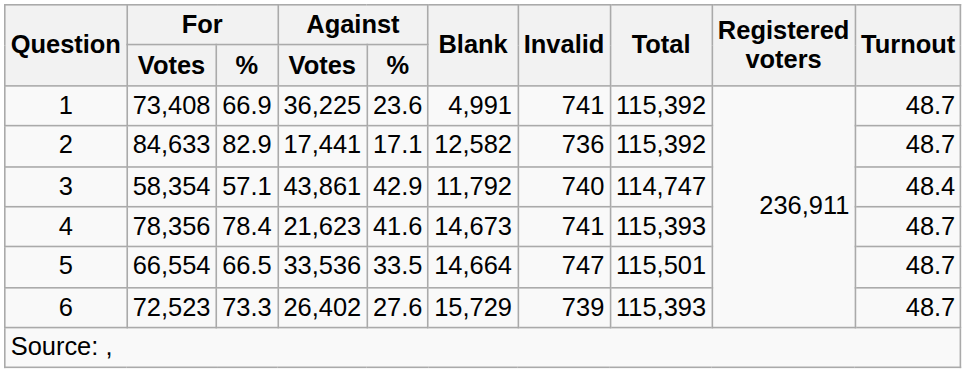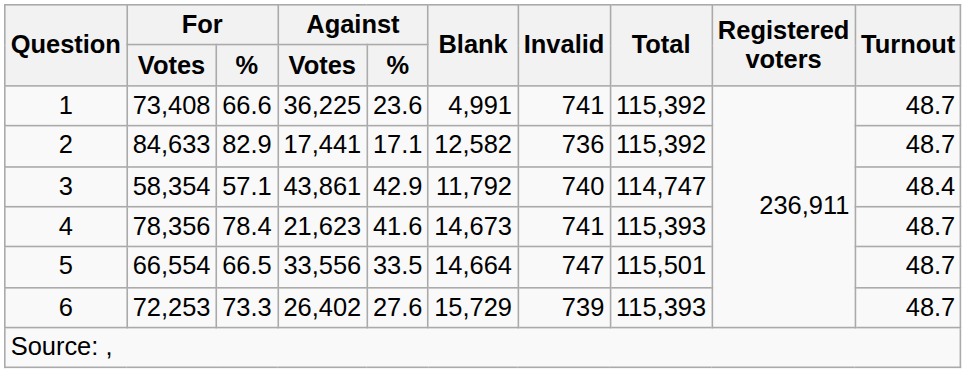(247, 105) 66.9 -> (247, 105) 66.6
(322, 266) 33,536 -> (322, 266) 33,556
(172, 307) 72,523 -> (172, 307) 72,253
